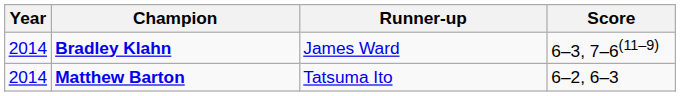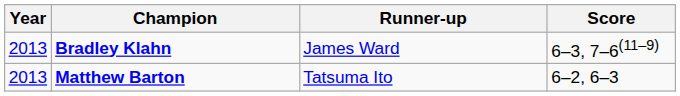(28, 48) 2014 -> (28, 48) 2013
(28, 78) 2014 -> (28, 78) 2013
